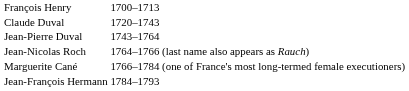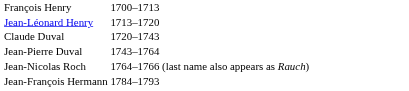+ row: (49, 22)
- row: (41, 67)
